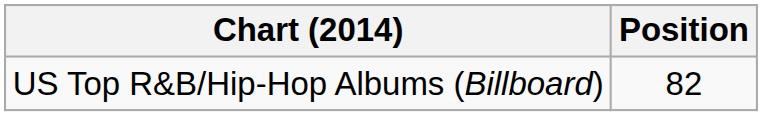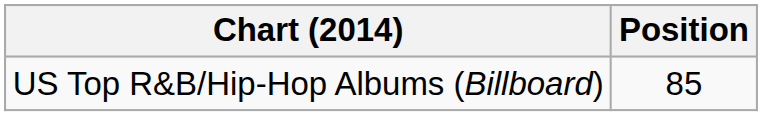(684, 82) 82 -> (684, 82) 85
